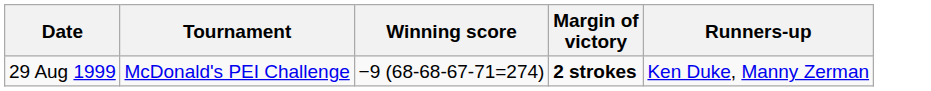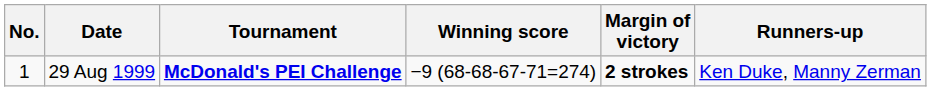+ column: (24, 30)
(237, 71) normal -> (283, 71) bold
